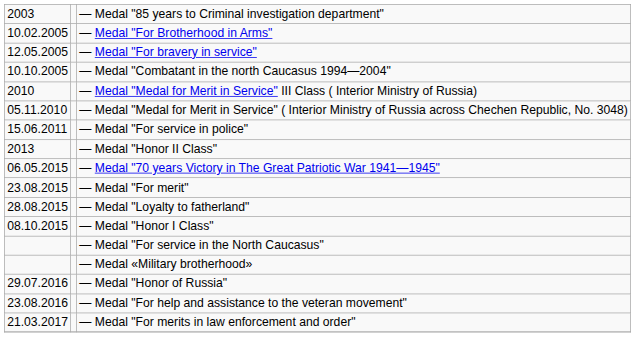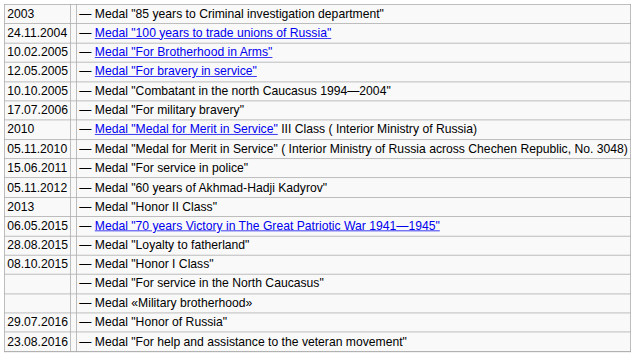+ row: (205, 33)
+ row: (162, 110)
+ row: (203, 187)
- row: (134, 187)
- row: (217, 322)
